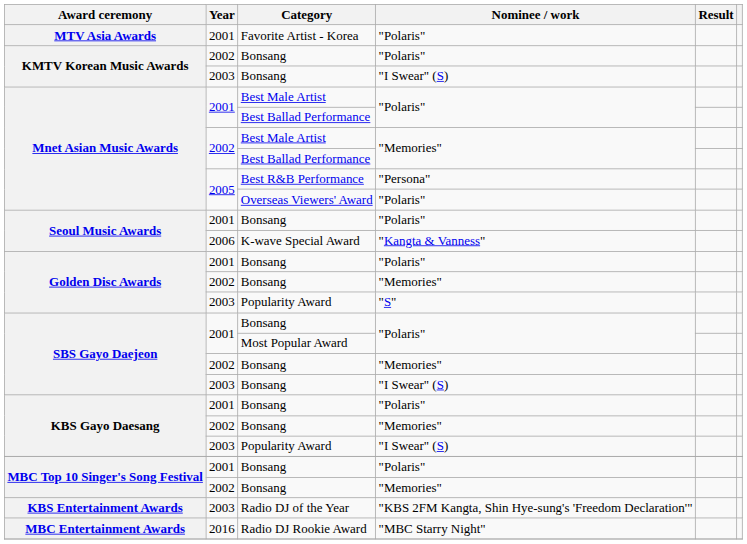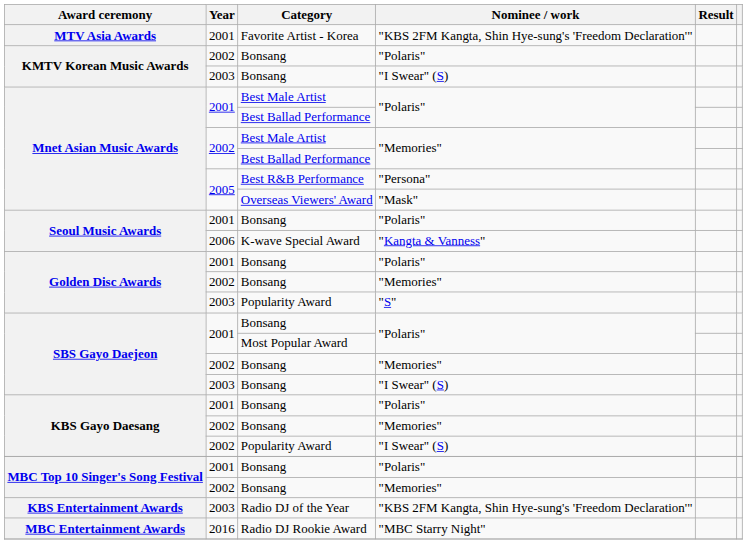(402, 35) "Polaris" -> (536, 35) "KBS 2FM Kangta, Shin Hye-sung's 'Freedom Declaration'"
(402, 199) "Polaris" -> (398, 199) "Mask"
(222, 446) 2003 -> (222, 446) 2002
